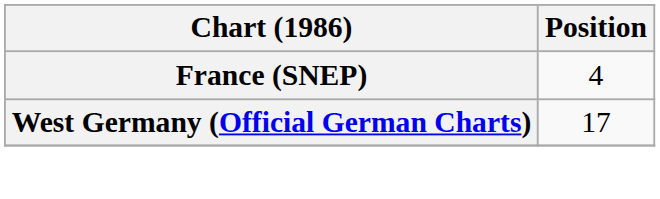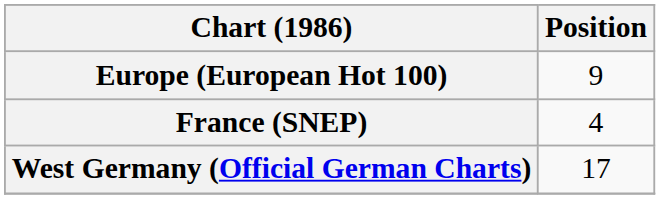+ row: (272, 74)
